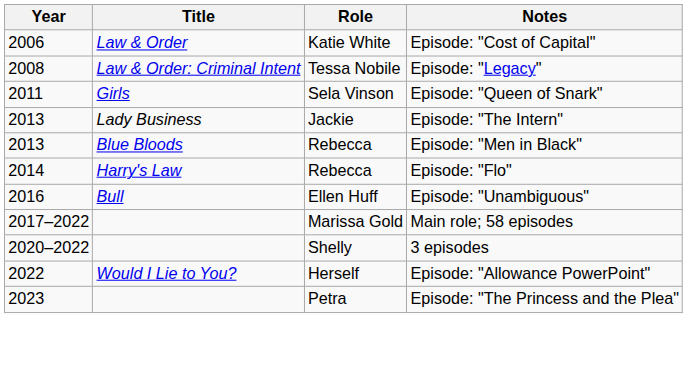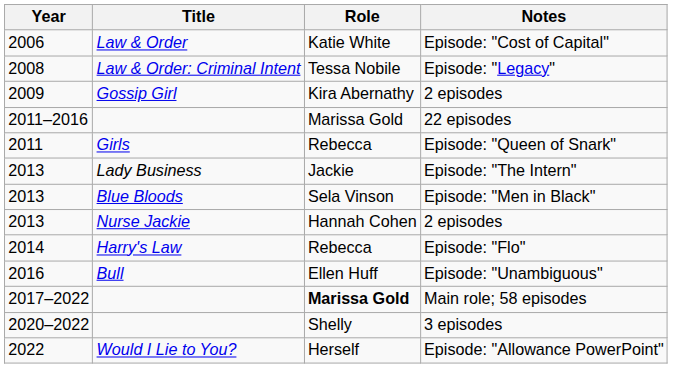+ row: (26, 94)
+ row: (48, 119)
(351, 94) Sela Vinson -> (340, 145) Rebecca
(340, 145) Rebecca -> (351, 196) Sela Vinson
+ row: (26, 222)
(355, 222) normal -> (359, 299) bold
- row: (26, 299)
